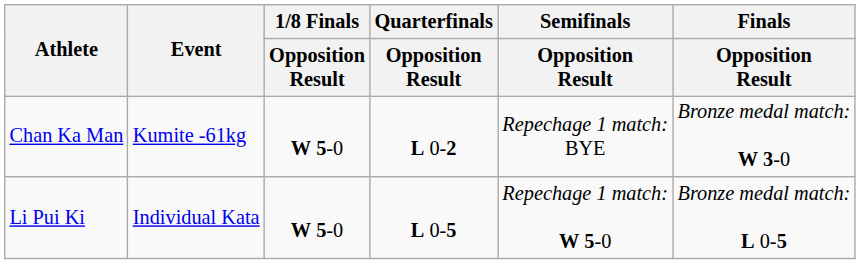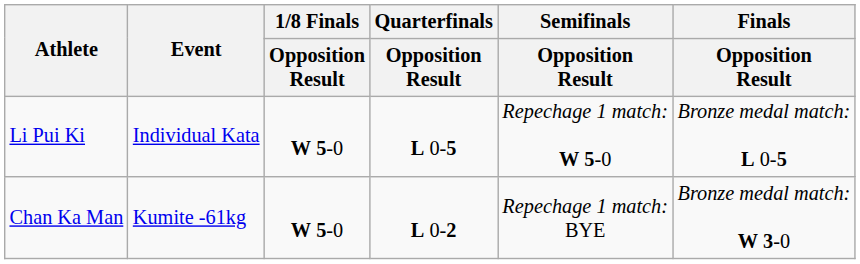rows swapped: (47, 217) <-> (66, 136)
